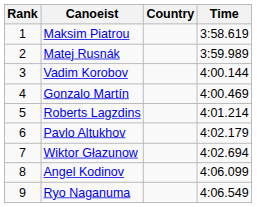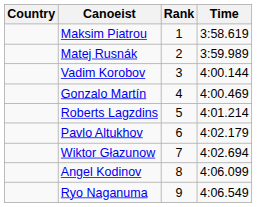columns swapped: (23, 14) <-> (170, 14)
